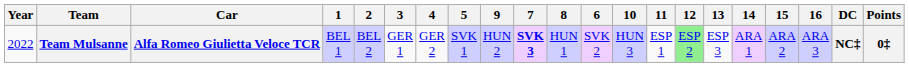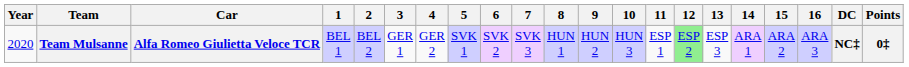columns swapped: (597, 14) <-> (497, 14)
(20, 43) 2022 -> (20, 43) 2020
(530, 43) bold -> (528, 43) normal
